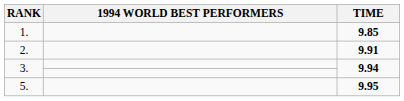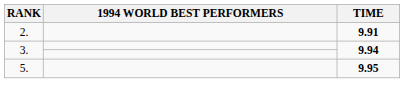- row: (24, 31)
